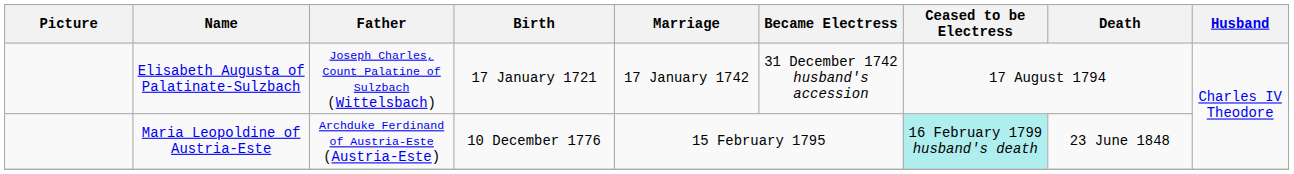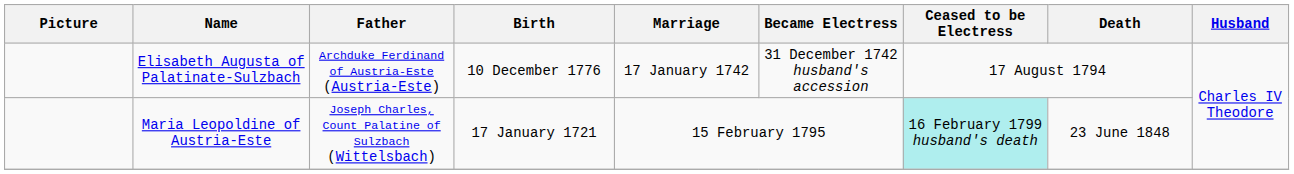(382, 80) Joseph Charles, Count Palatine of Sulzbach (Wittelsbach) -> (382, 72) Archduke Ferdinand of Austria-Este (Austria-Este)
(534, 79) 17 January 1721 -> (534, 71) 10 December 1776
(382, 143) Archduke Ferdinand of Austria-Este (Austria-Este) -> (382, 135) Joseph Charles, Count Palatine of Sulzbach (Wittelsbach)
(534, 141) 10 December 1776 -> (534, 133) 17 January 1721
